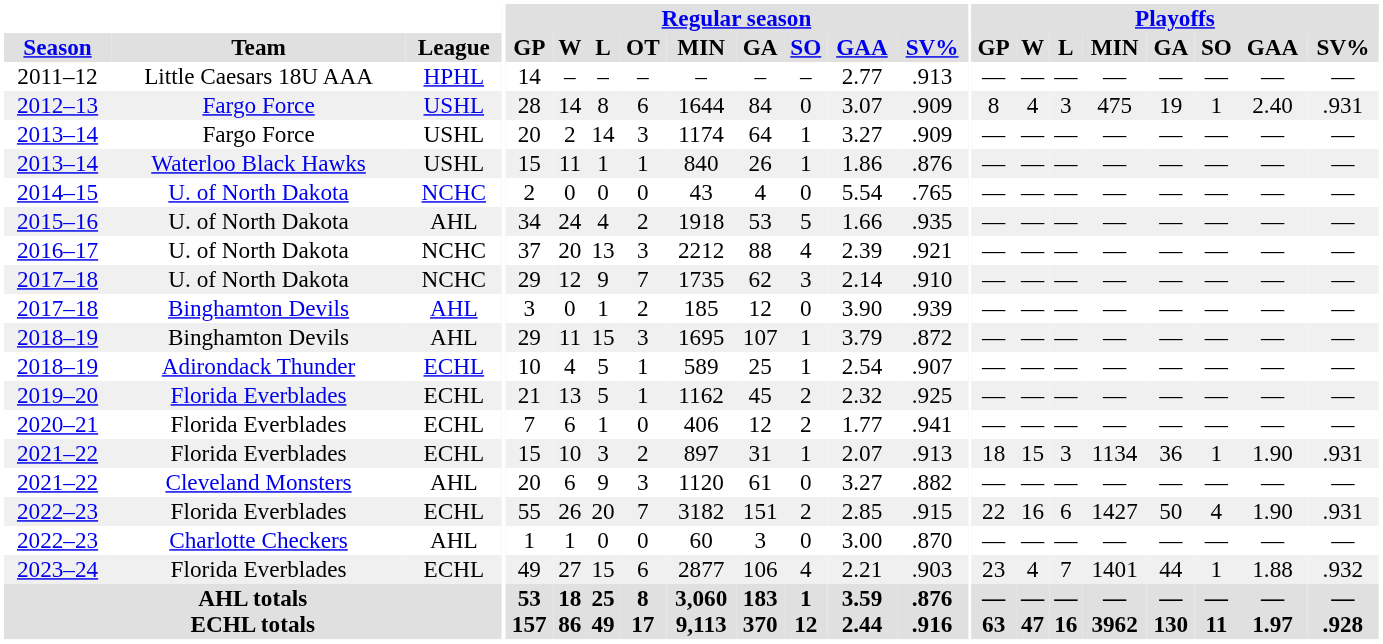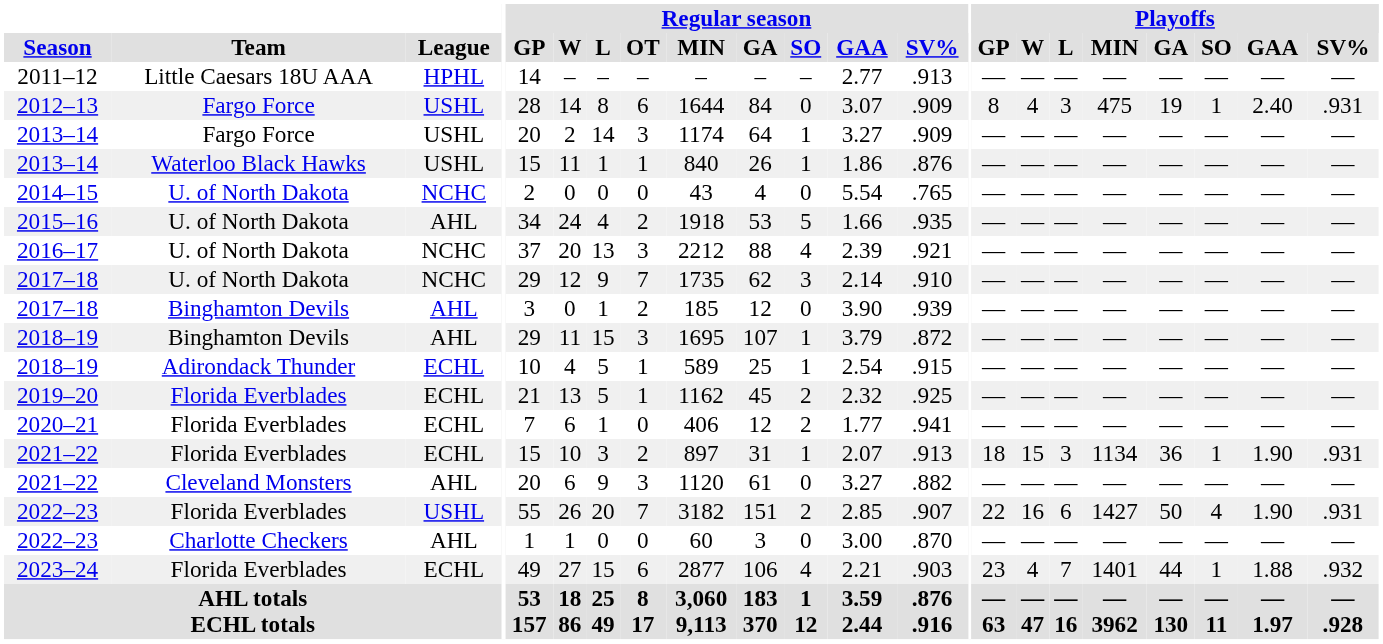(932, 366) .907 -> (932, 366) .915
(454, 511) ECHL -> (454, 511) USHL
(932, 511) .915 -> (932, 511) .907
